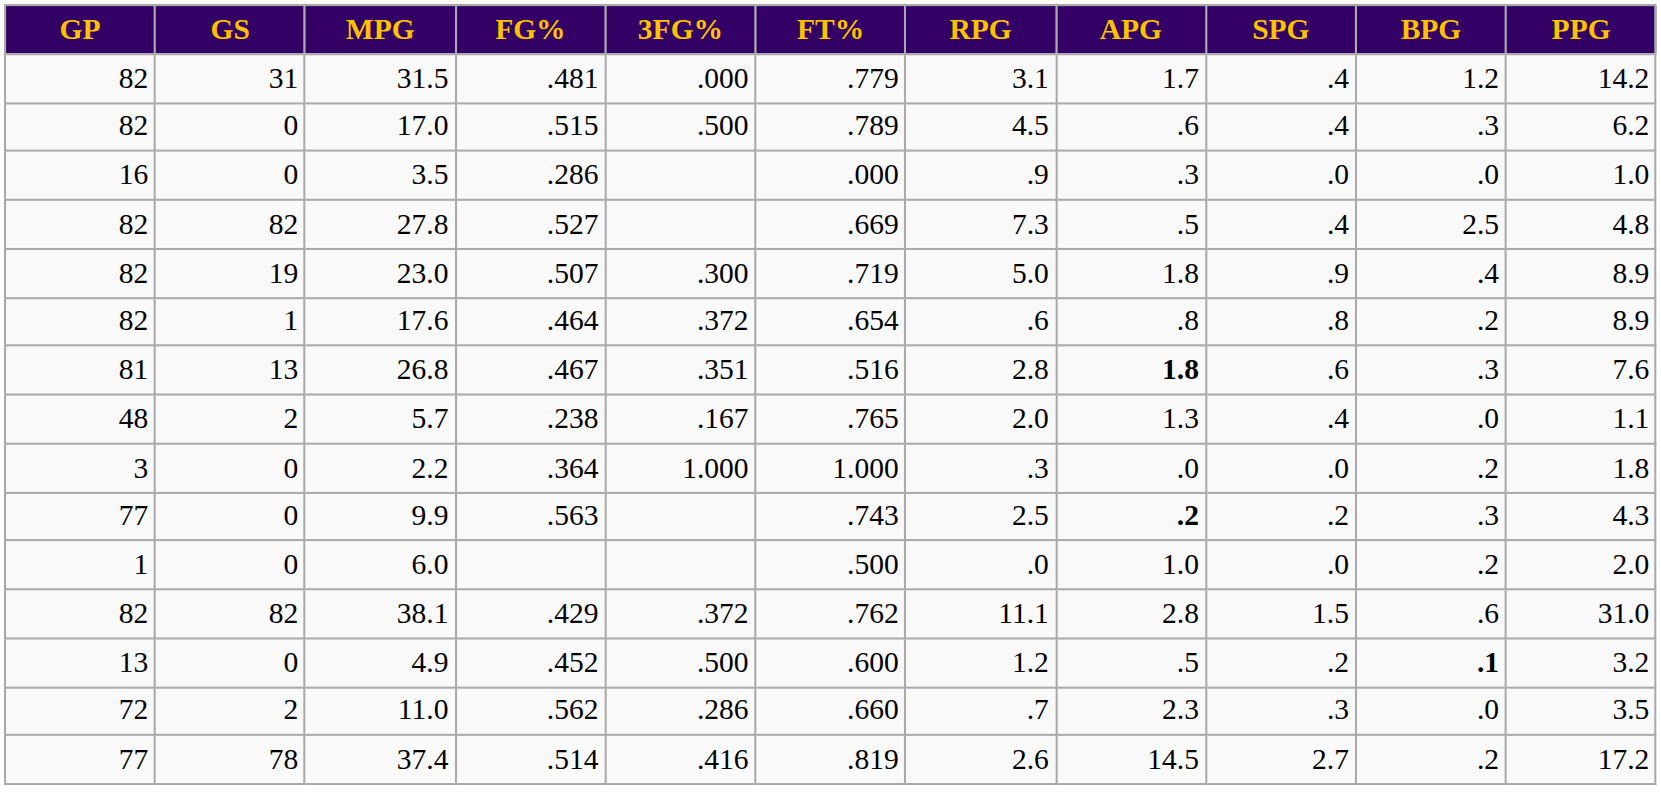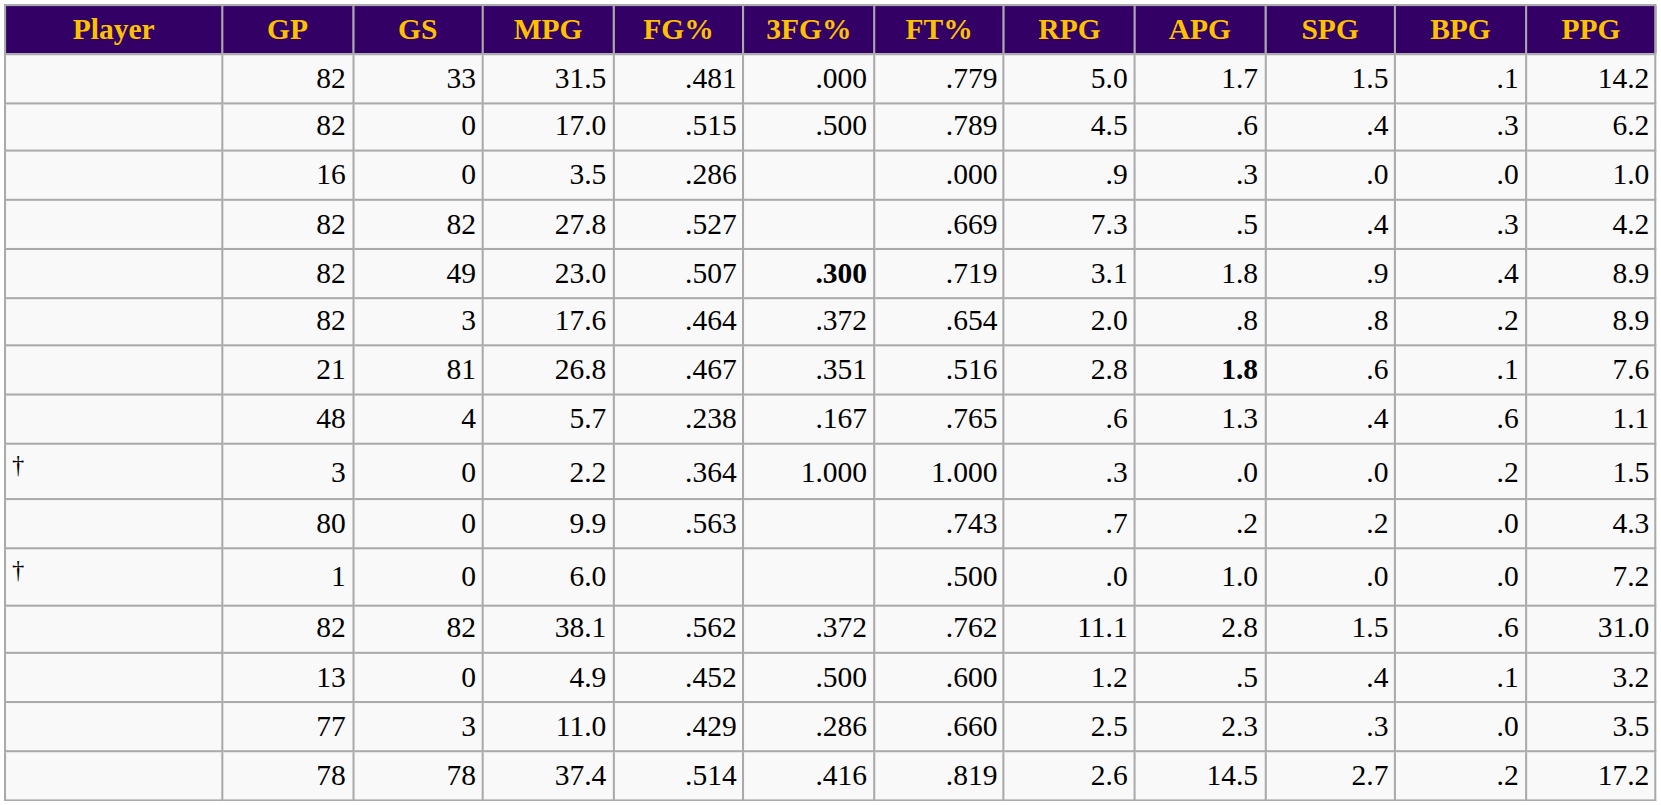+ column: (114, 29)
(284, 77) 31 -> (461, 77) 33
(1030, 77) 3.1 -> (1109, 77) 5.0
(1338, 77) .4 -> (1370, 77) 1.5
(1481, 77) 1.2 -> (1508, 77) .1
(1481, 223) 2.5 -> (1508, 223) .3
(1631, 223) 4.8 -> (1631, 223) 4.2
(284, 272) 19 -> (461, 272) 49
(723, 272) normal -> (841, 272) bold
(1030, 272) 5.0 -> (1109, 272) 3.1
(291, 321) 1 -> (469, 321) 3
(1038, 321) .6 -> (1109, 321) 2.0
(133, 370) 81 -> (331, 370) 21
(284, 370) 13 -> (461, 370) 81
(1488, 370) .3 -> (1508, 370) .1
(291, 418) 2 -> (469, 418) 4
(1030, 418) 2.0 -> (1117, 418) .6
(1488, 418) .0 -> (1508, 418) .6
(1631, 467) 1.8 -> (1631, 471) 1.5
(133, 516) 77 -> (331, 523) 80
(1030, 516) 2.5 -> (1117, 523) .7
(1188, 516) bold -> (1247, 523) normal
(1488, 516) .3 -> (1508, 523) .0
(1488, 564) .2 -> (1508, 576) .0
(1631, 564) 2.0 -> (1631, 576) 7.2
(573, 613) .429 -> (711, 629) .562
(1338, 662) .2 -> (1377, 677) .4
(1488, 662) bold -> (1508, 677) normal
(133, 710) 72 -> (331, 726) 77
(291, 710) 2 -> (469, 726) 3
(573, 710) .562 -> (711, 726) .429
(1038, 710) .7 -> (1109, 726) 2.5
(133, 759) 77 -> (331, 775) 78
